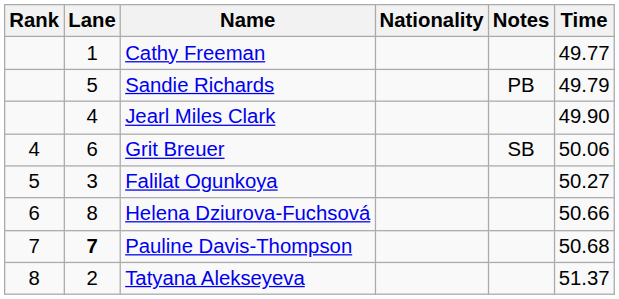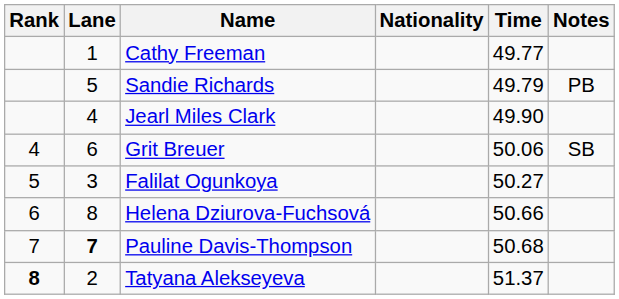columns swapped: (584, 20) <-> (521, 20)
(34, 278) normal -> (34, 278) bold
